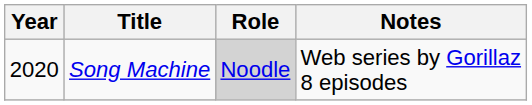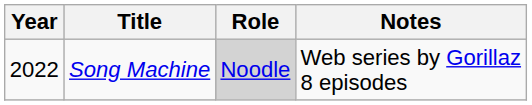(34, 69) 2020 -> (34, 69) 2022
